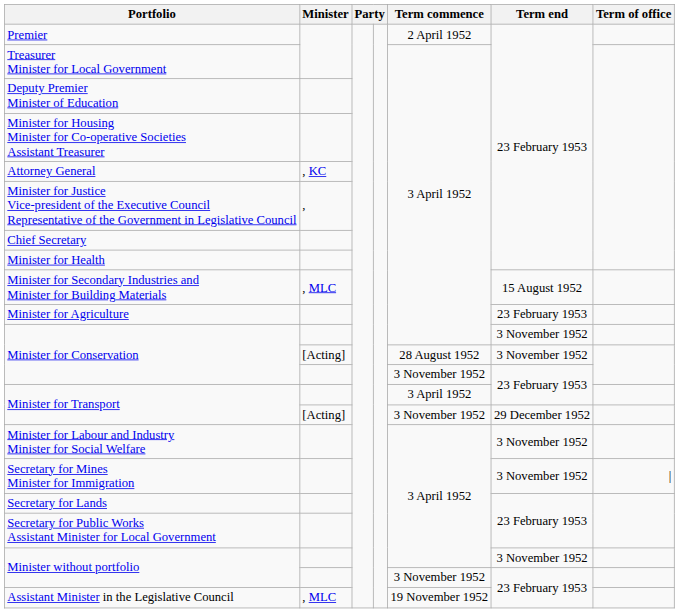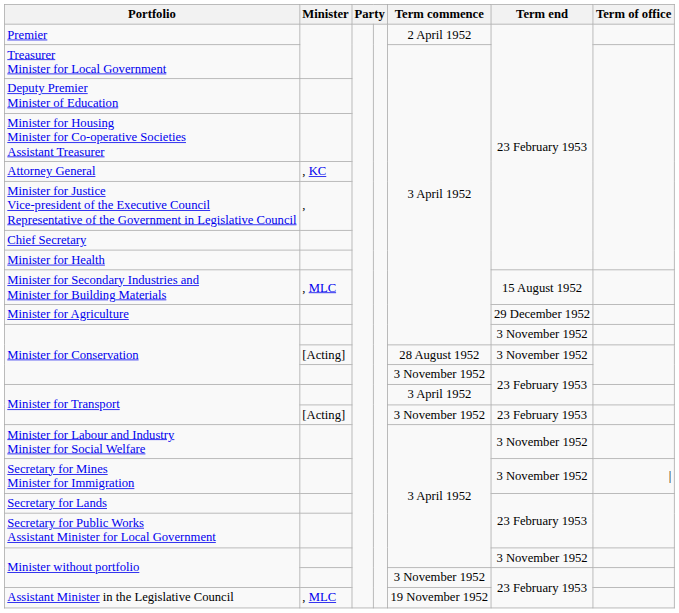(542, 314) 23 February 1953 -> (542, 314) 29 December 1952
(542, 414) 29 December 1952 -> (542, 414) 23 February 1953
